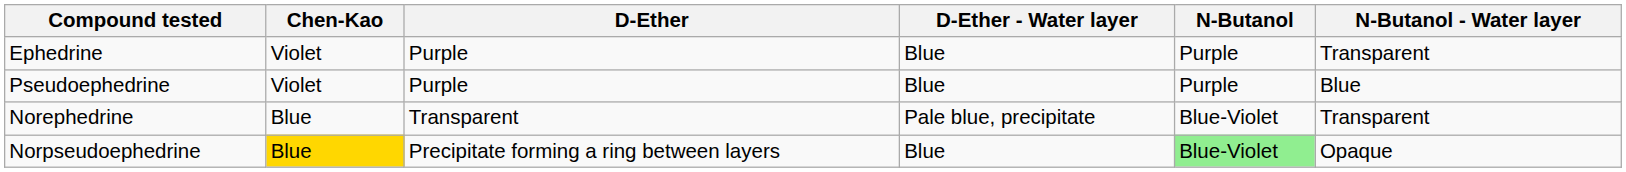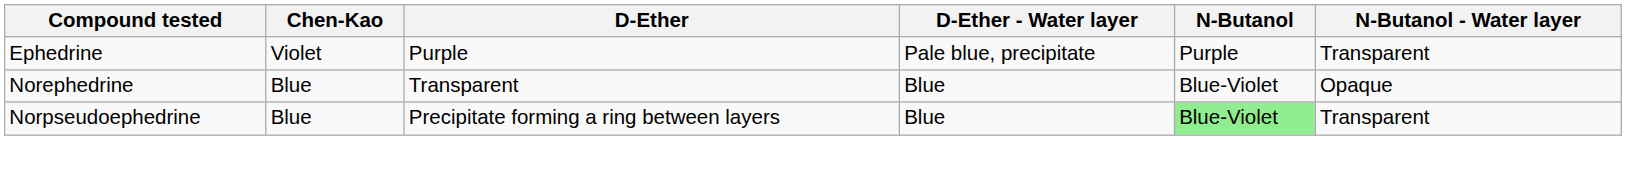(925, 53) Blue -> (1000, 53) Pale blue, precipitate
- row: (90, 85)
(1000, 118) Pale blue, precipitate -> (925, 85) Blue
(1375, 118) Transparent -> (1356, 85) Opaque
(291, 150) gold background -> (291, 118) no background
(1356, 150) Opaque -> (1375, 118) Transparent
